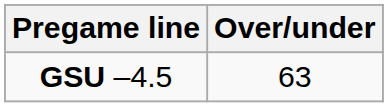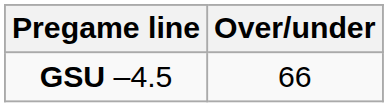(295, 76) 63 -> (295, 76) 66
